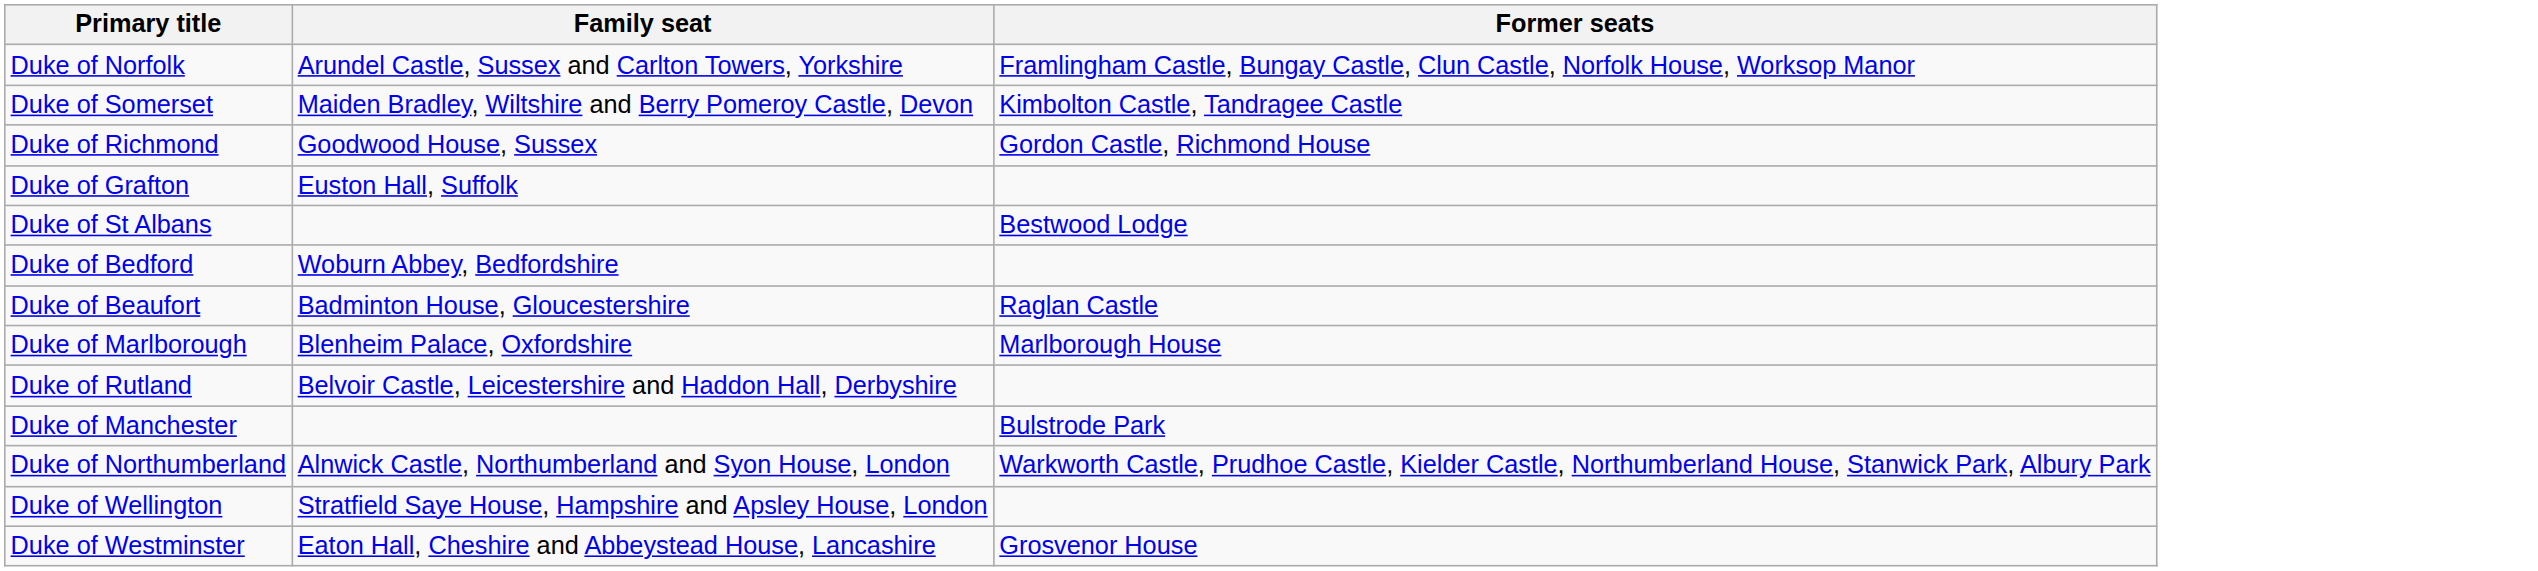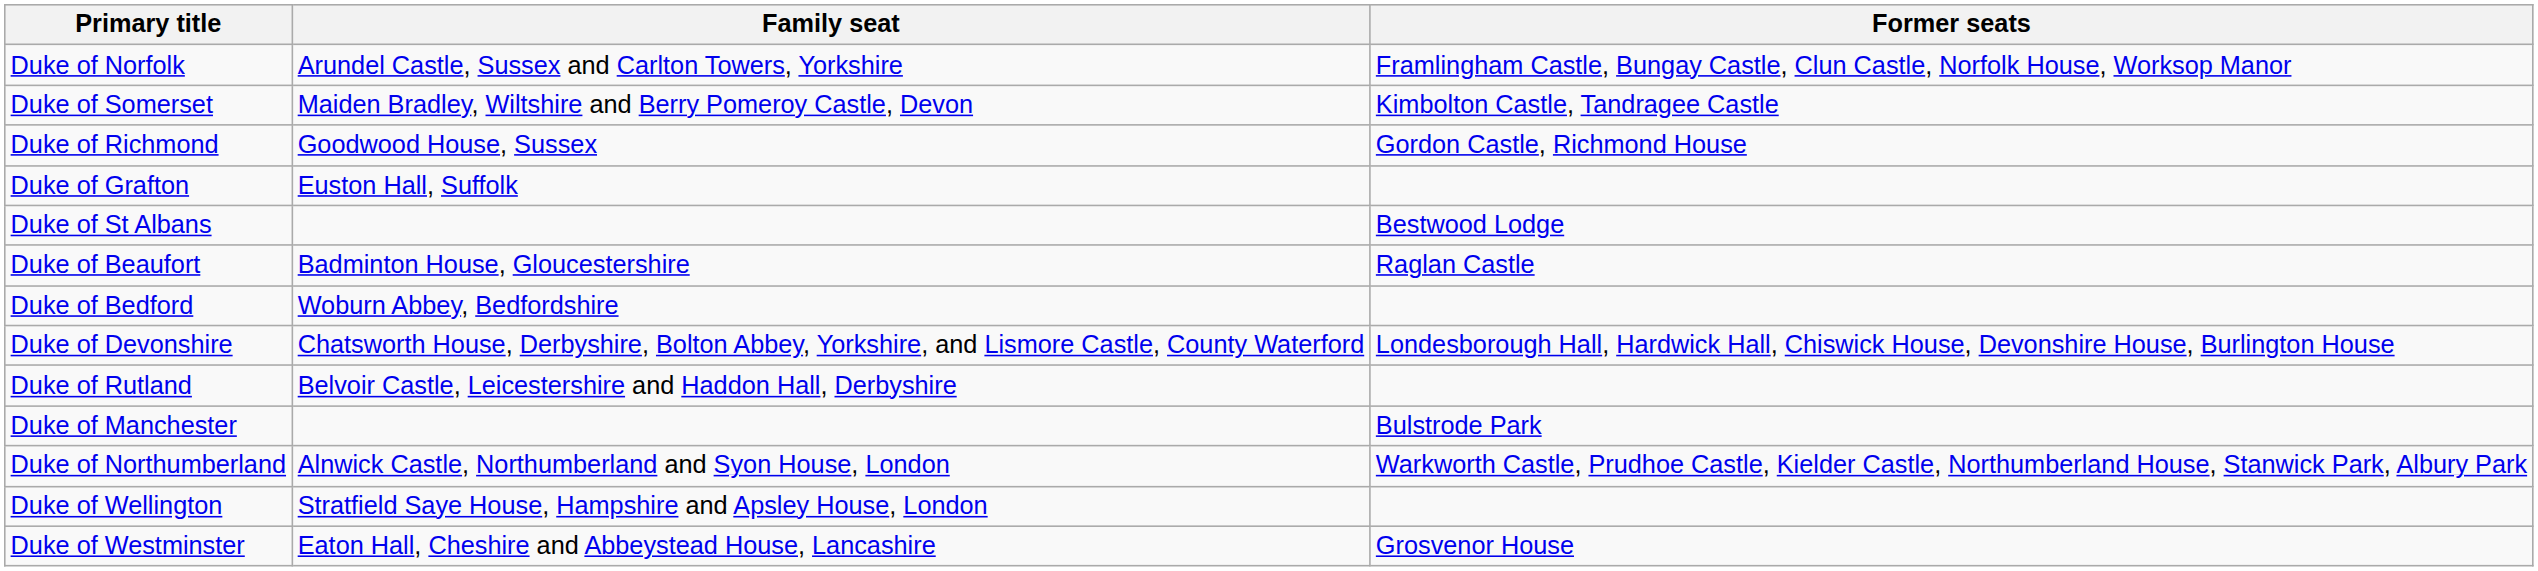rows swapped: (105, 305) <-> (102, 265)
+ row: (122, 345)
- row: (129, 345)
